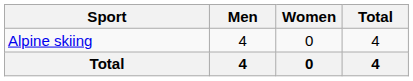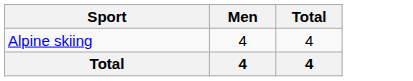- column: (309, 17)
